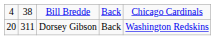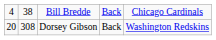(28, 27) 311 -> (28, 27) 308
